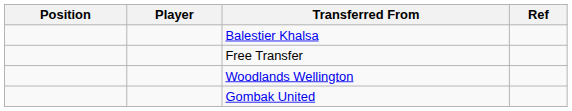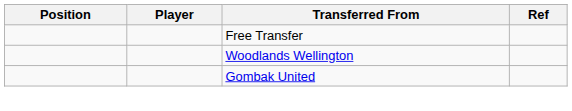- row: (272, 35)
